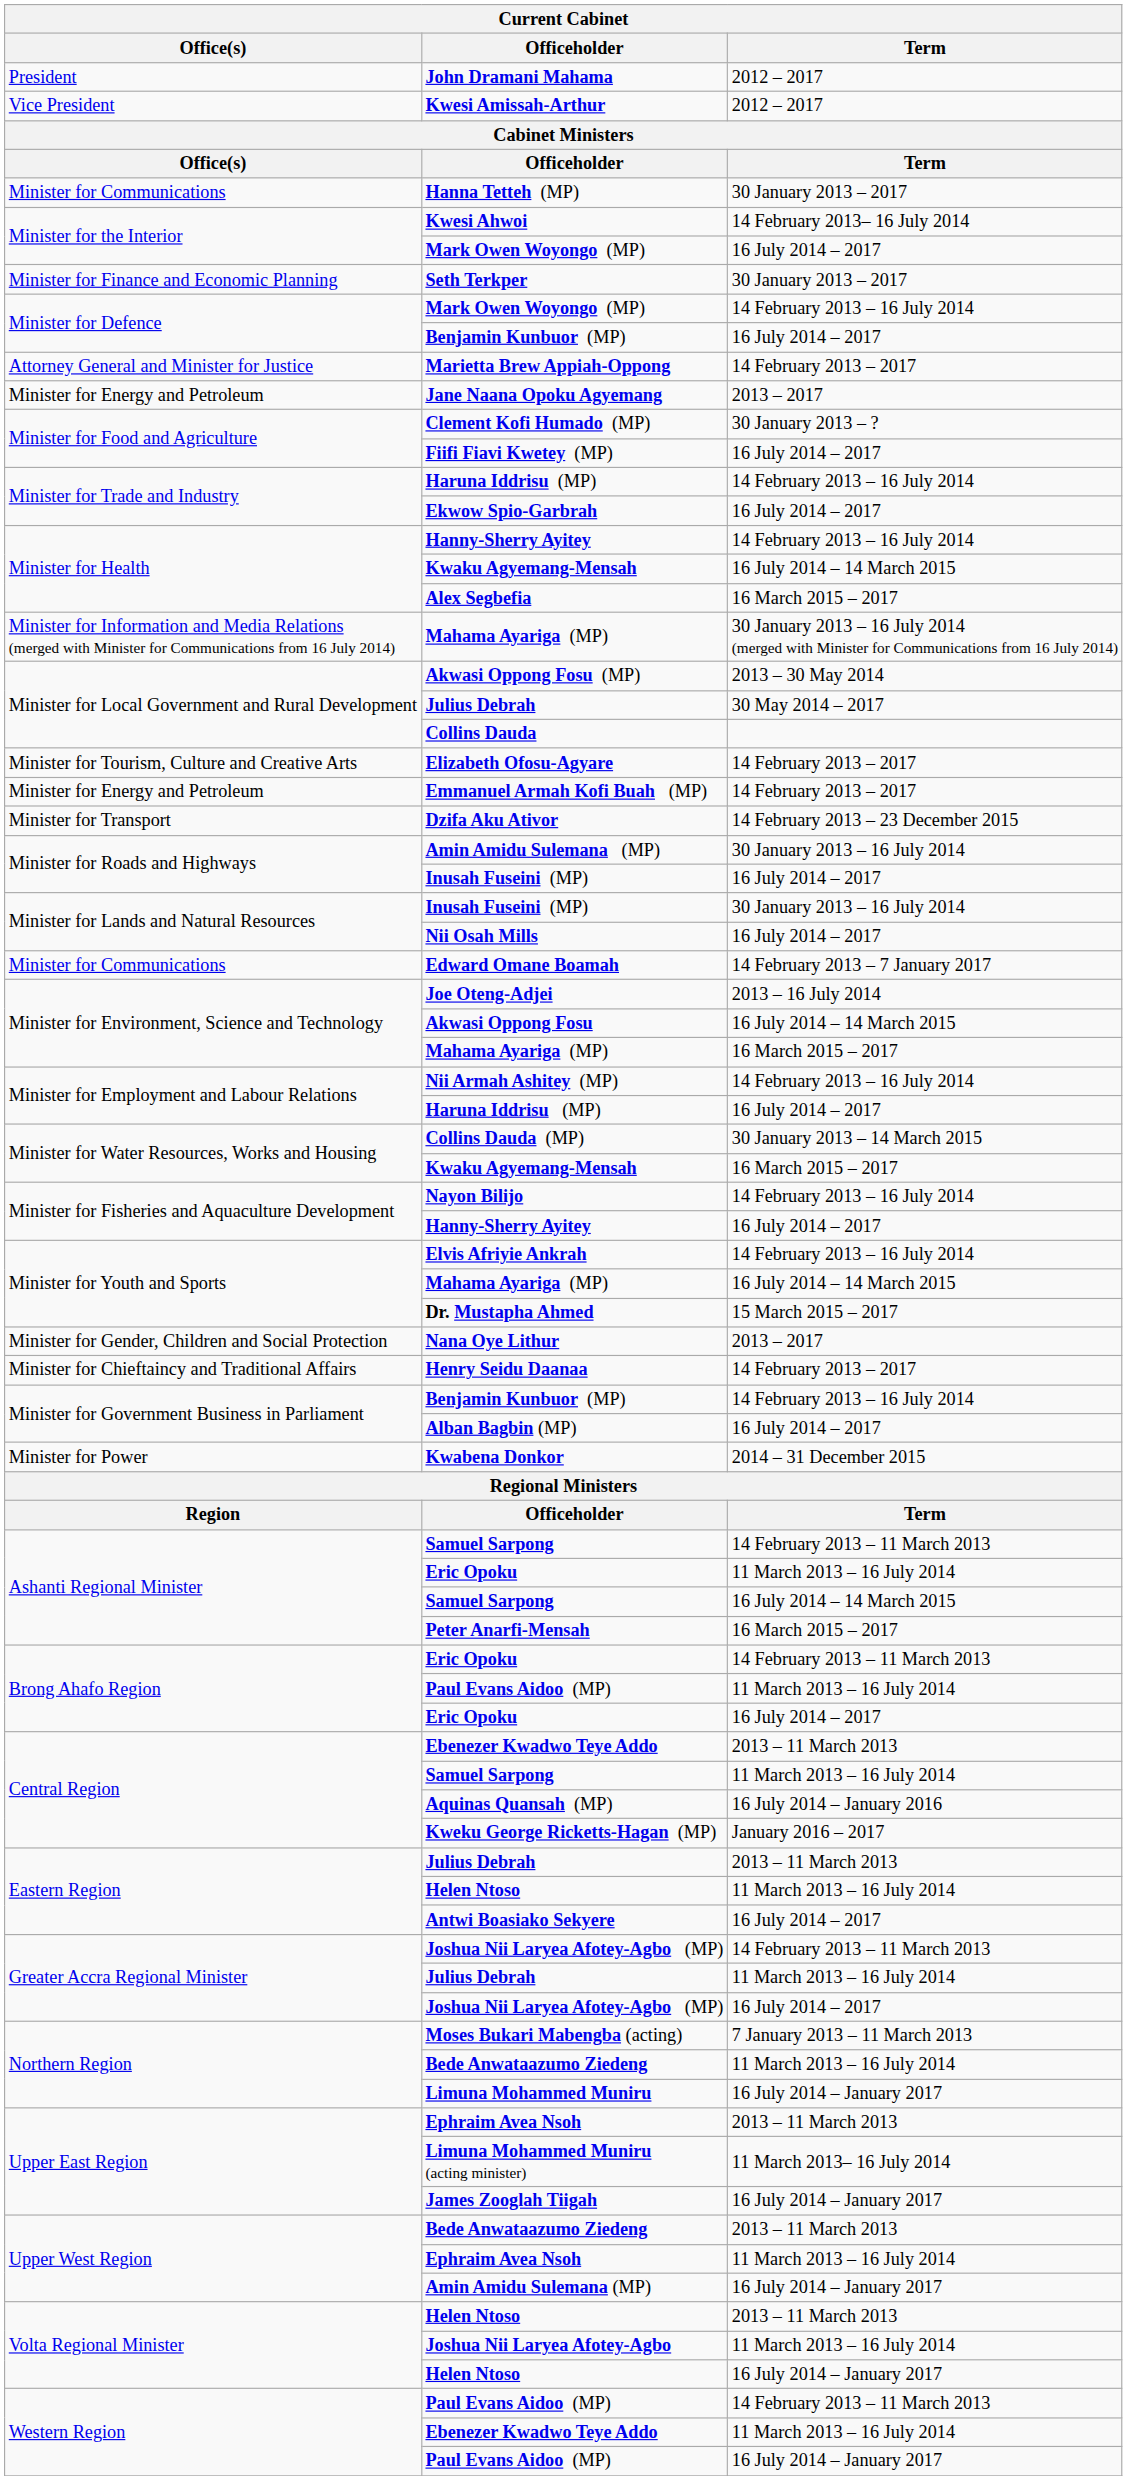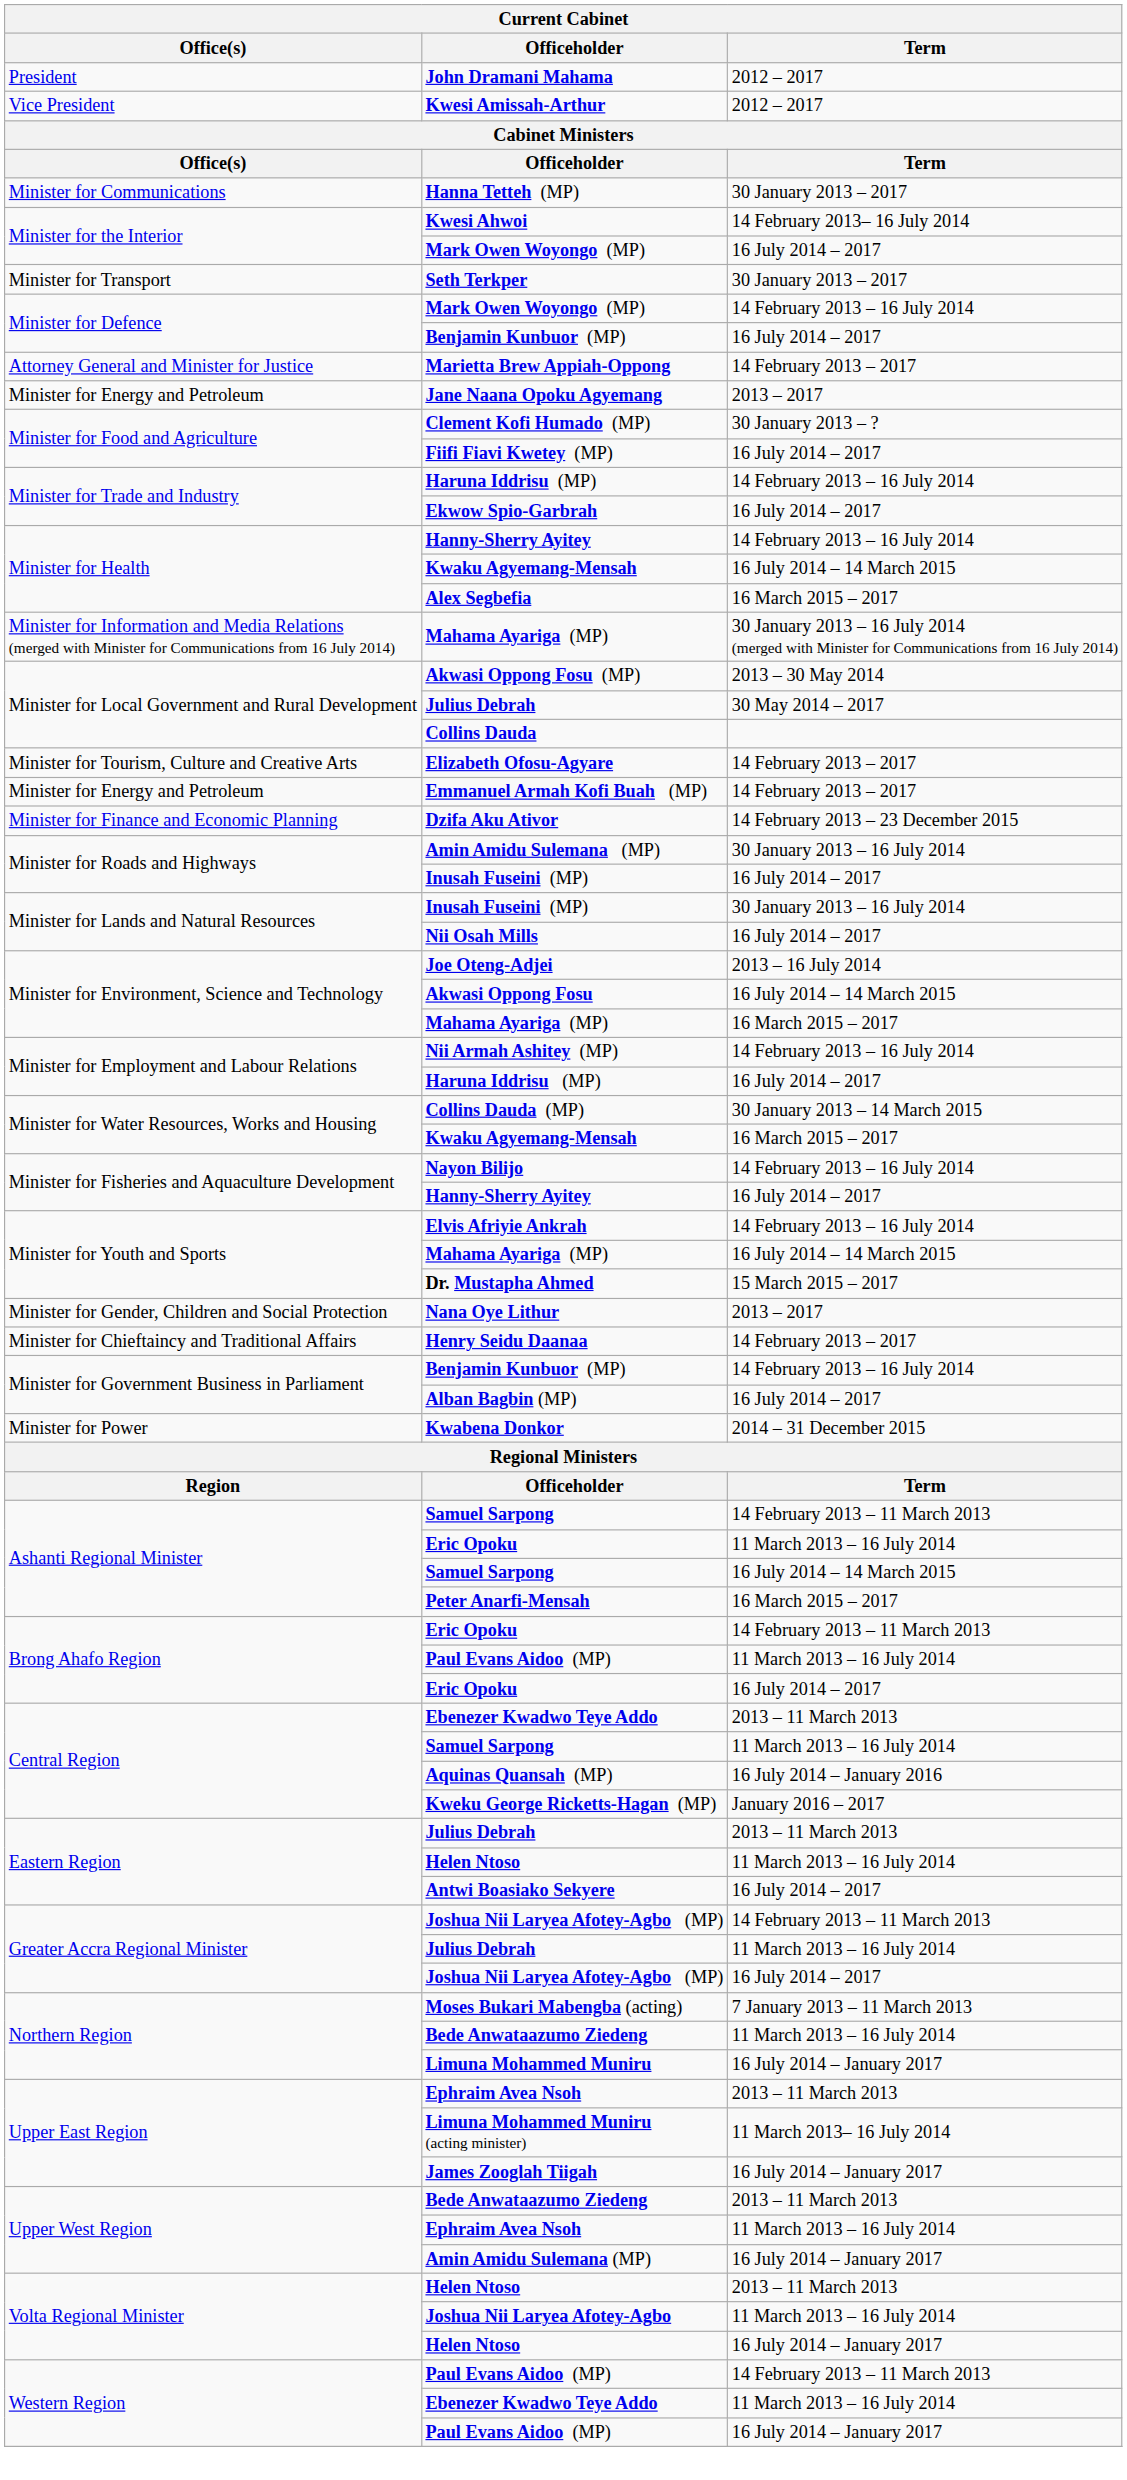(173, 279) Minister for Finance and Economic Planning -> (90, 279) Minister for Transport
(90, 820) Minister for Transport -> (173, 820) Minister for Finance and Economic Planning
- row: (522, 965)
